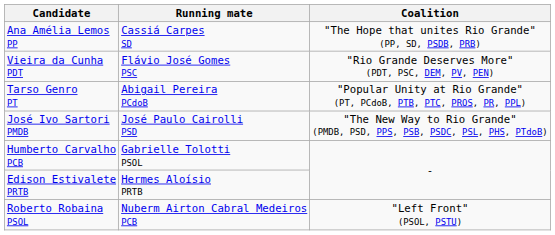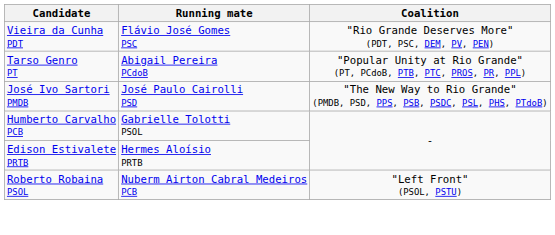- row: (58, 37)
